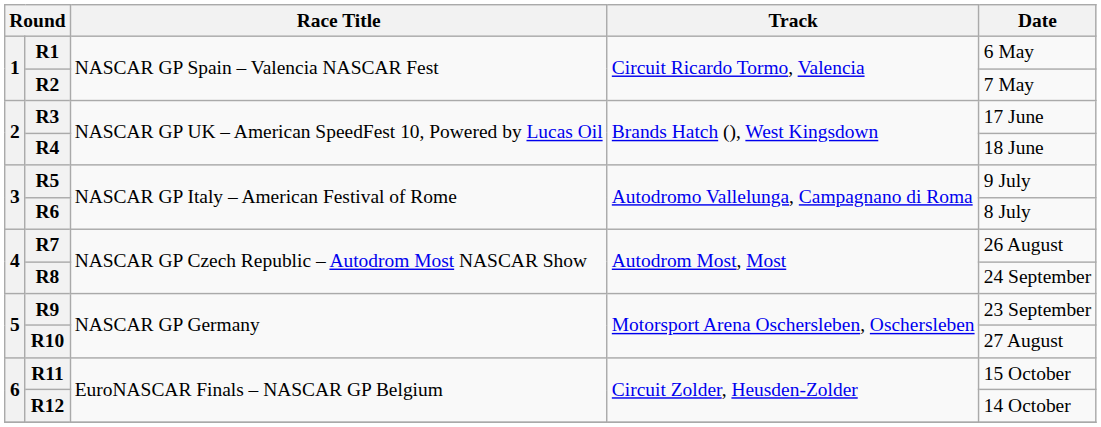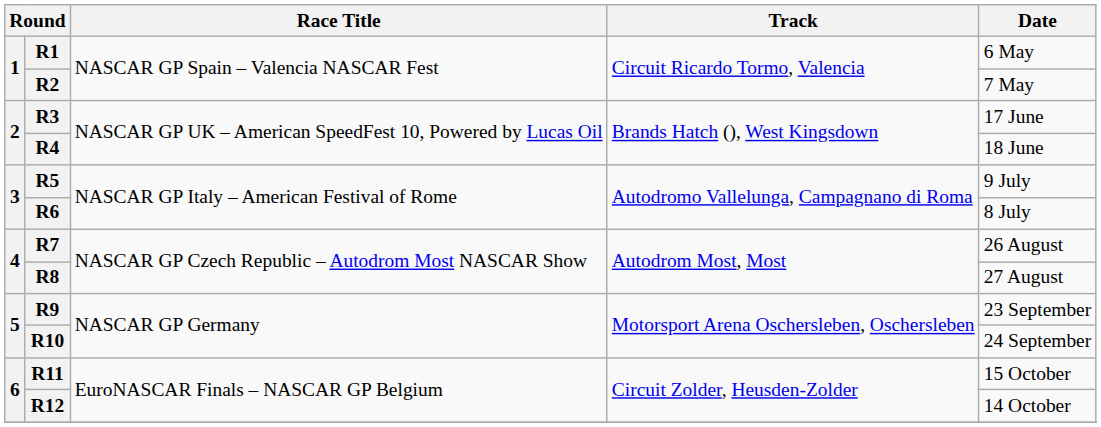(1038, 276) 24 September -> (1024, 276) 27 August
(1024, 340) 27 August -> (1038, 340) 24 September
